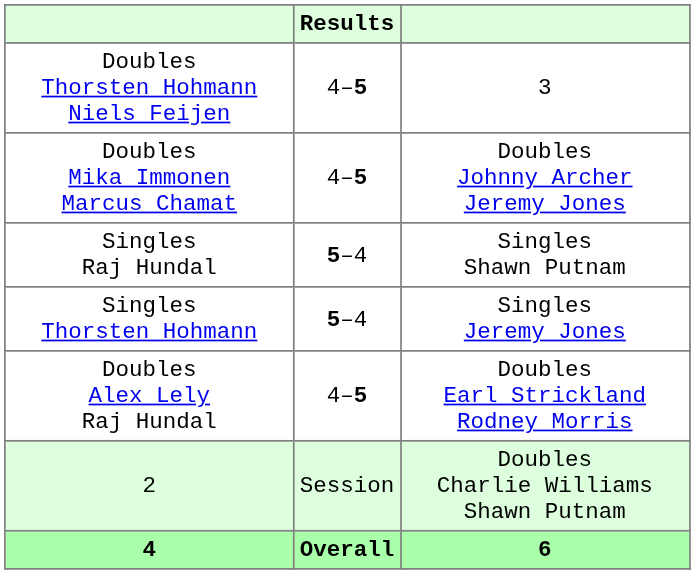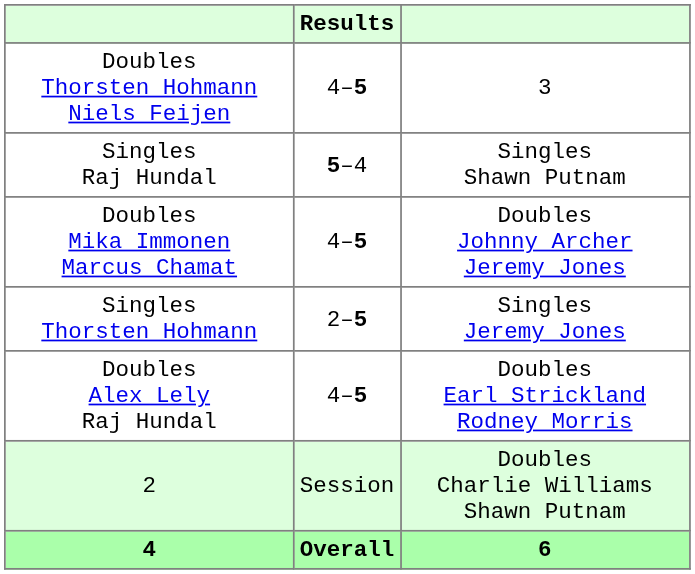rows swapped: (149, 255) <-> (149, 178)
(347, 319) 5–4 -> (347, 319) 2–5
